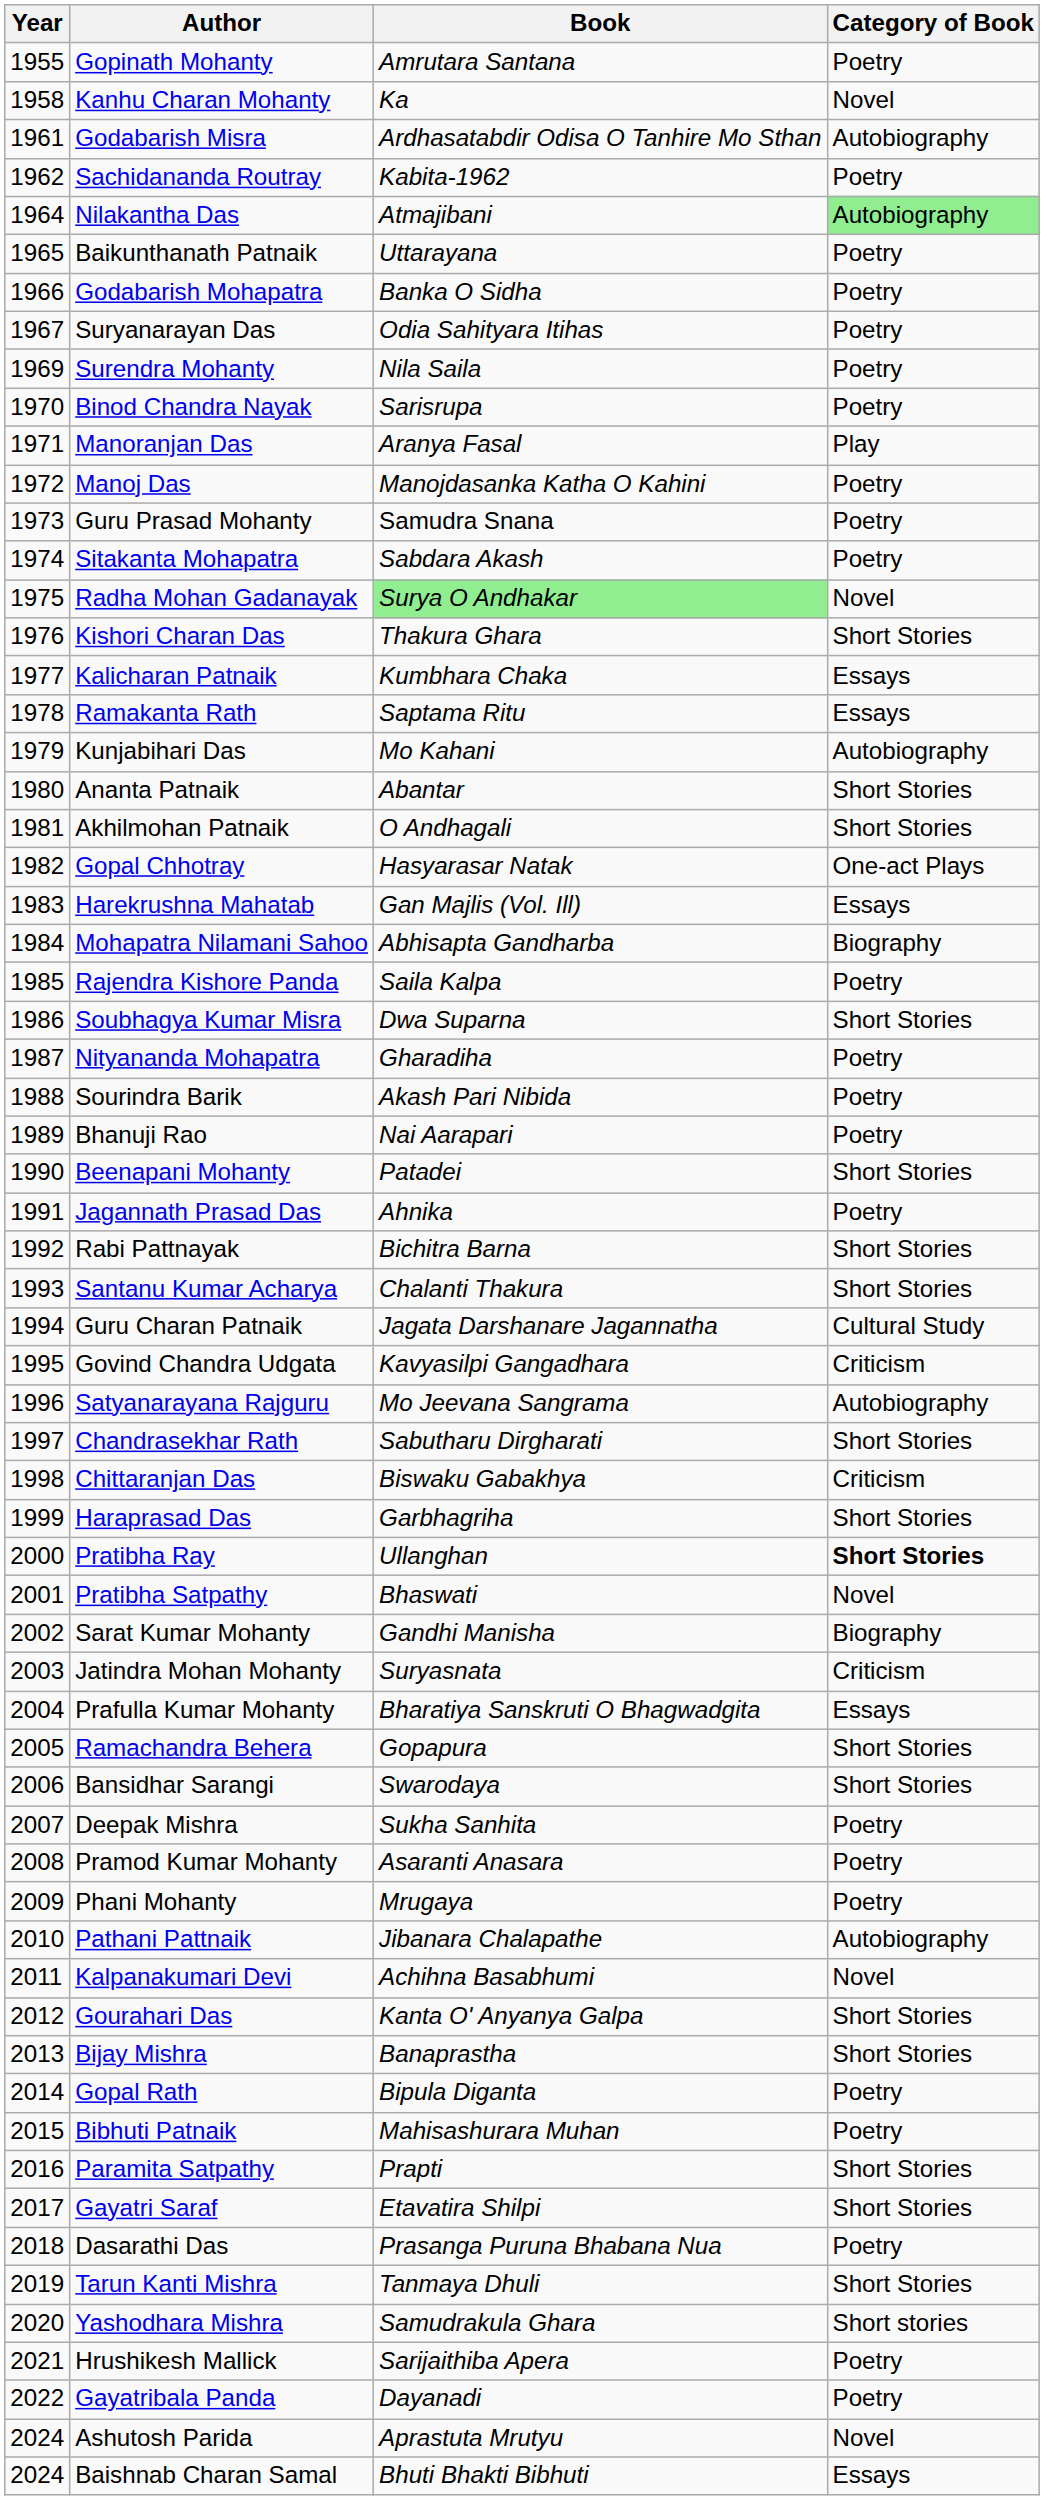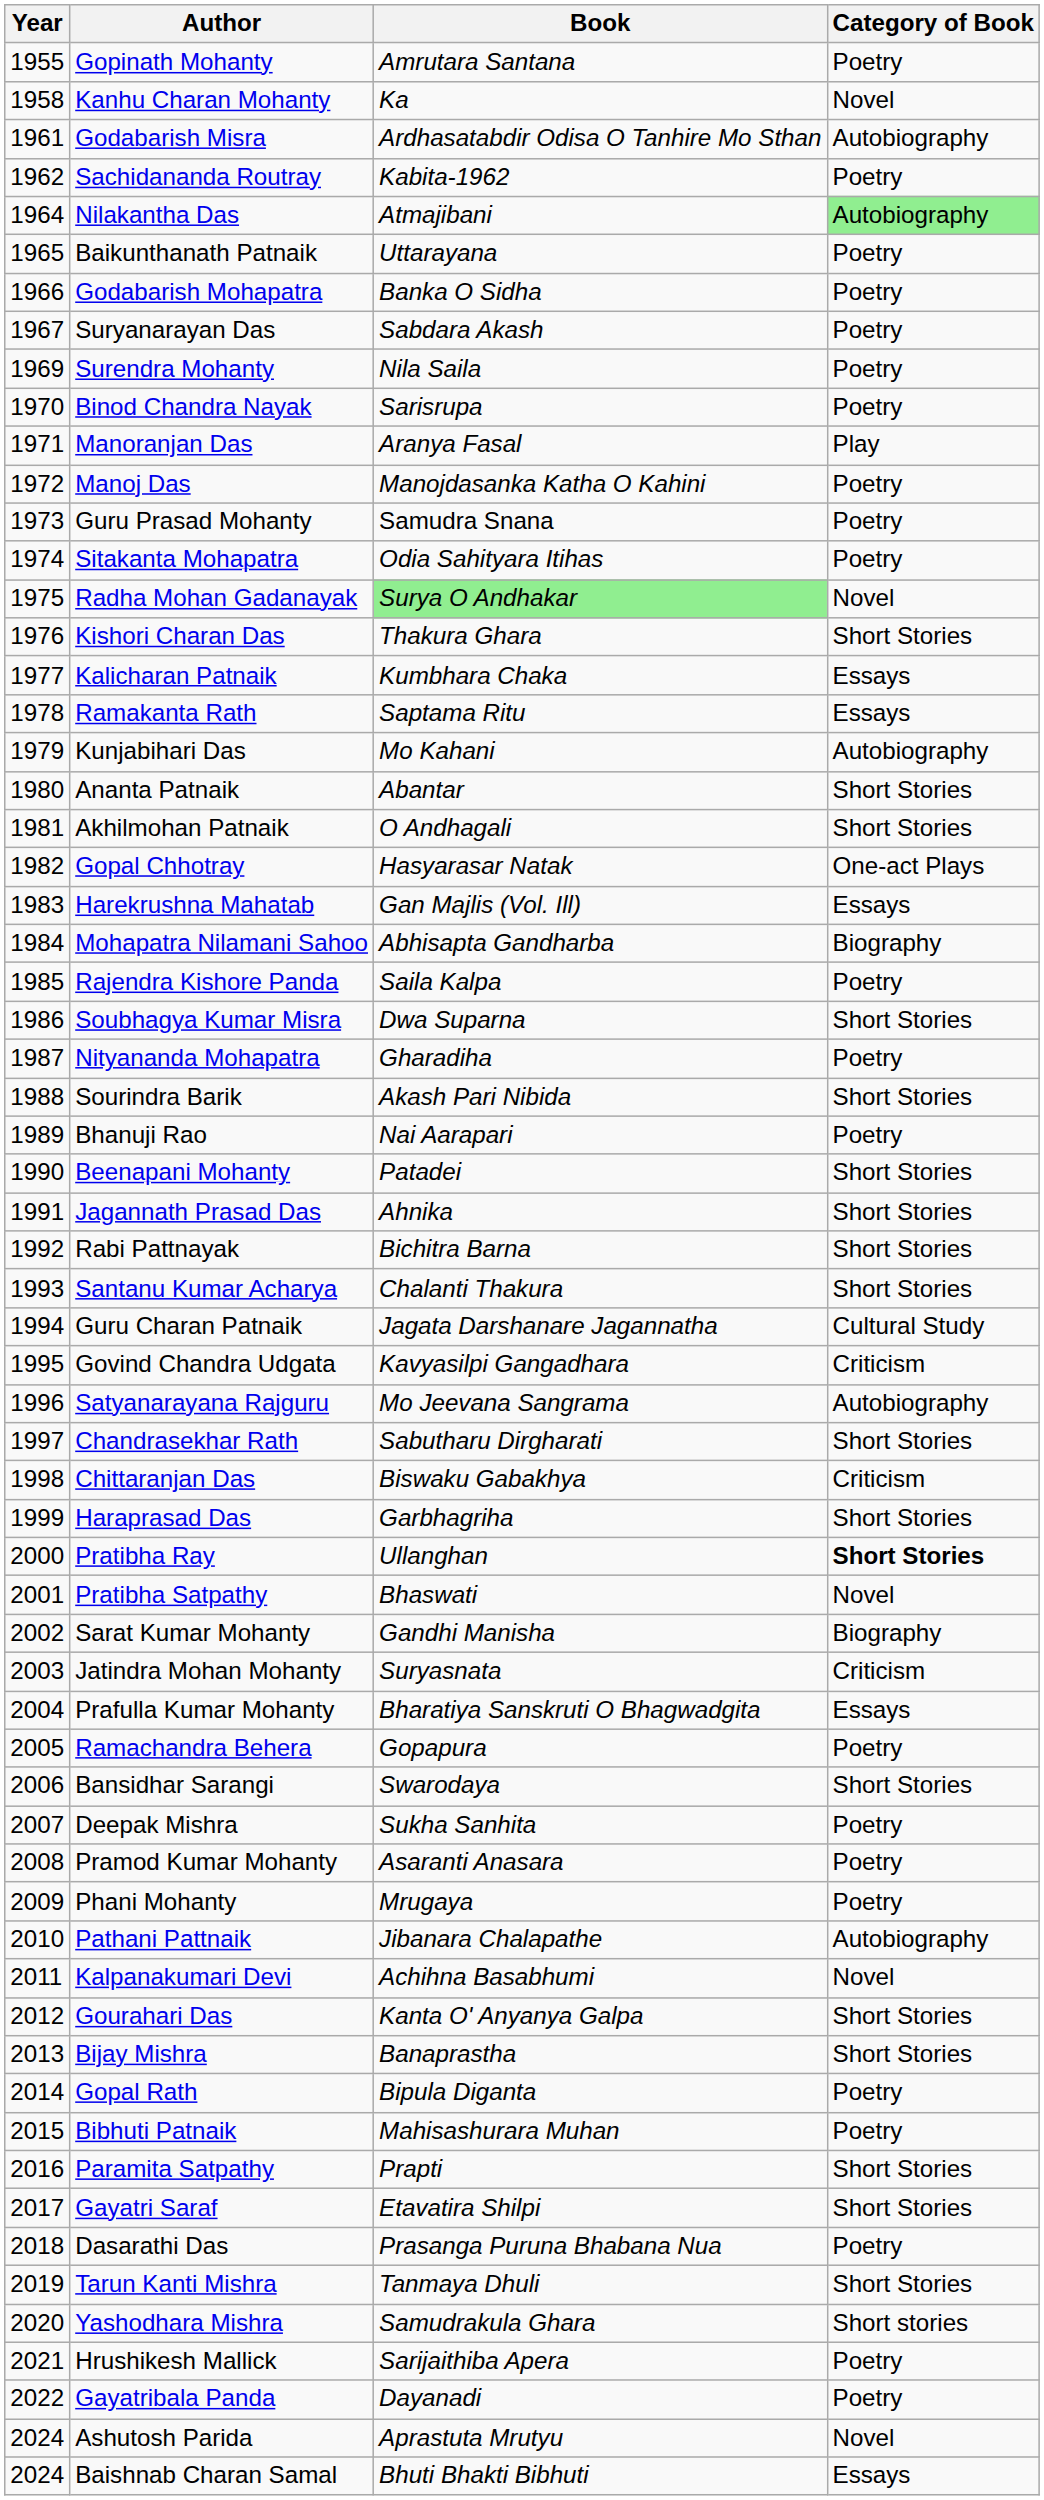(491, 330) Odia Sahityara Itihas -> (461, 330) Sabdara Akash
(461, 560) Sabdara Akash -> (491, 560) Odia Sahityara Itihas
(867, 1096) Poetry -> (902, 1096) Short Stories
(867, 1211) Poetry -> (902, 1211) Short Stories
(902, 1747) Short Stories -> (867, 1747) Poetry
